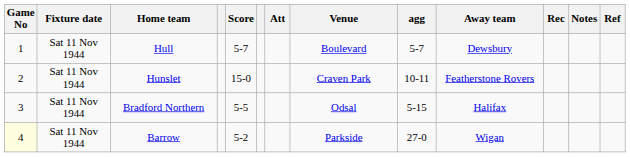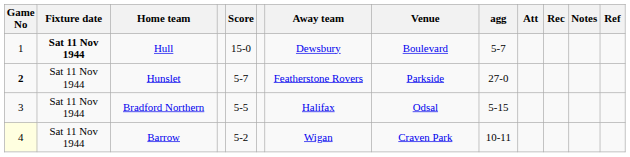columns swapped: (490, 19) <-> (278, 19)
(74, 48) normal -> (74, 48) bold
(241, 48) 5-7 -> (241, 48) 15-0
(21, 78) normal -> (21, 78) bold
(241, 78) 15-0 -> (241, 78) 5-7
(344, 78) Craven Park -> (425, 78) Parkside
(417, 78) 10-11 -> (498, 78) 27-0
(344, 137) Parkside -> (425, 137) Craven Park
(417, 137) 27-0 -> (498, 137) 10-11
